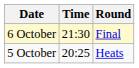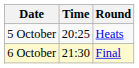rows swapped: (32, 53) <-> (32, 33)
